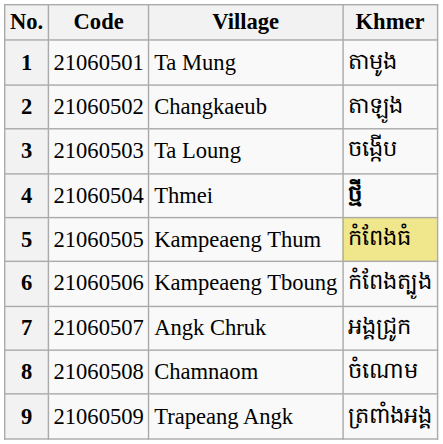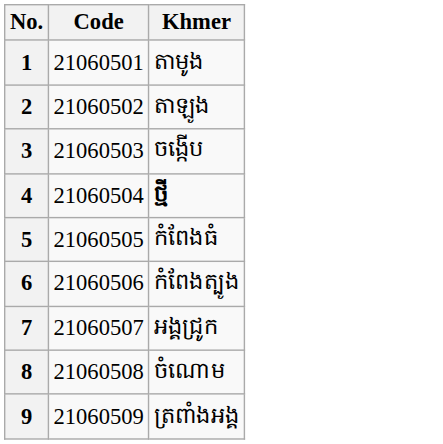- column: (246, 22)
(379, 237) khaki background -> (186, 237) no background
